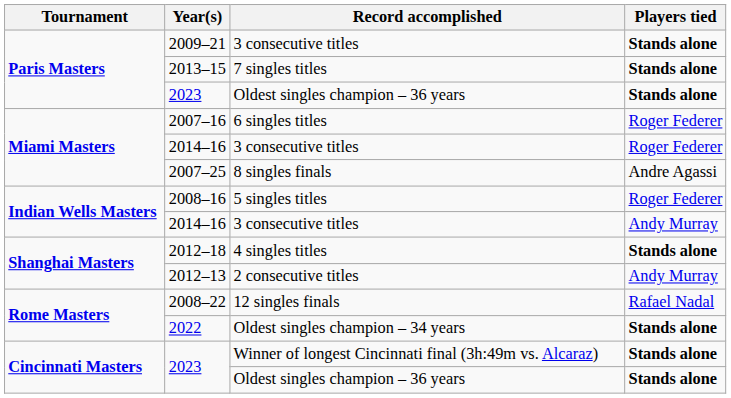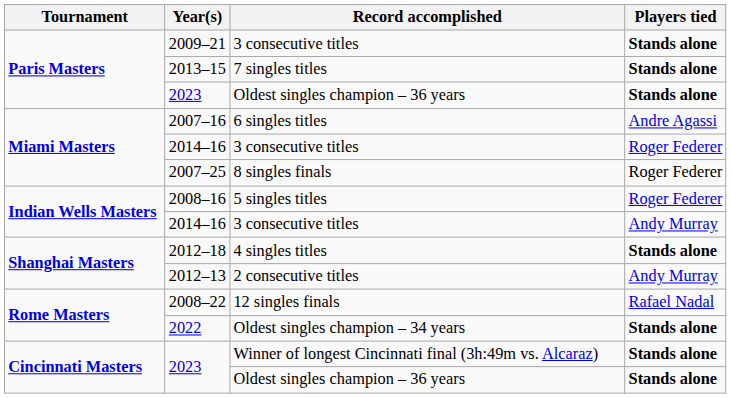(675, 120) Roger Federer -> (673, 120) Andre Agassi
(673, 172) Andre Agassi -> (675, 172) Roger Federer
